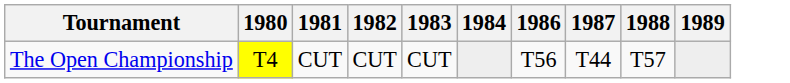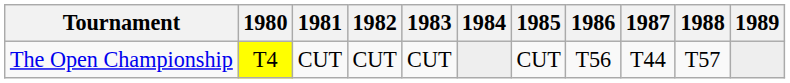+ column: (539, 22)
